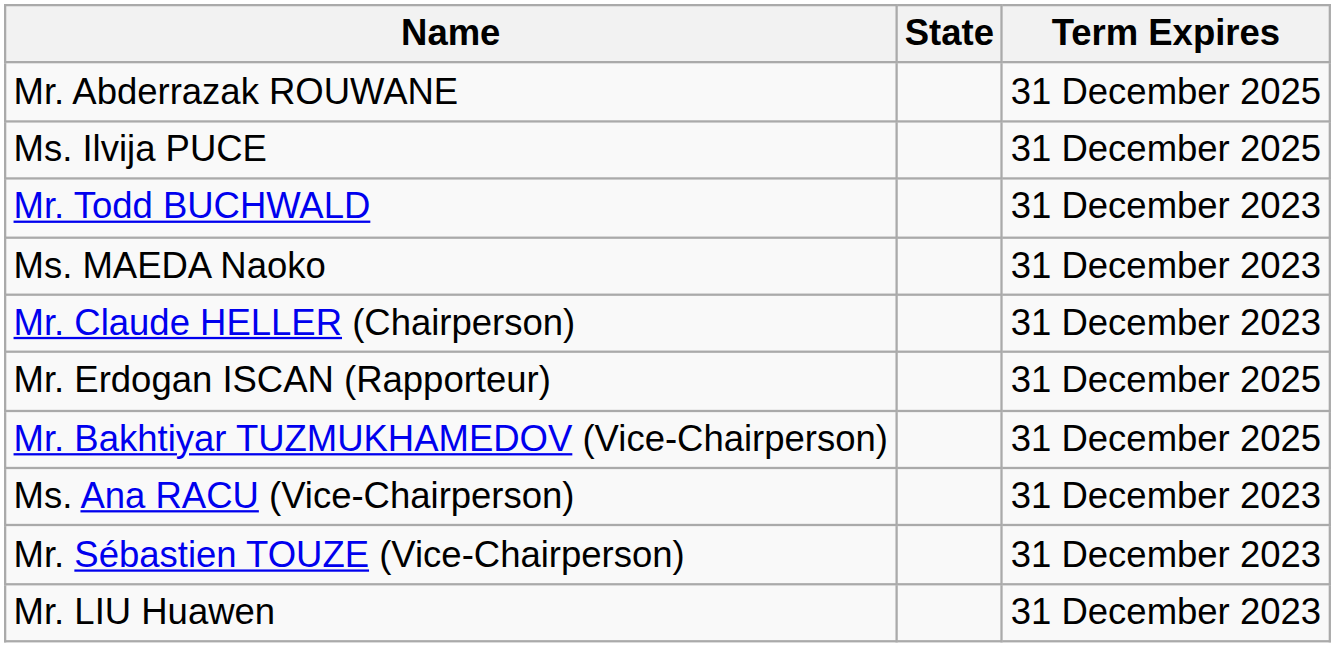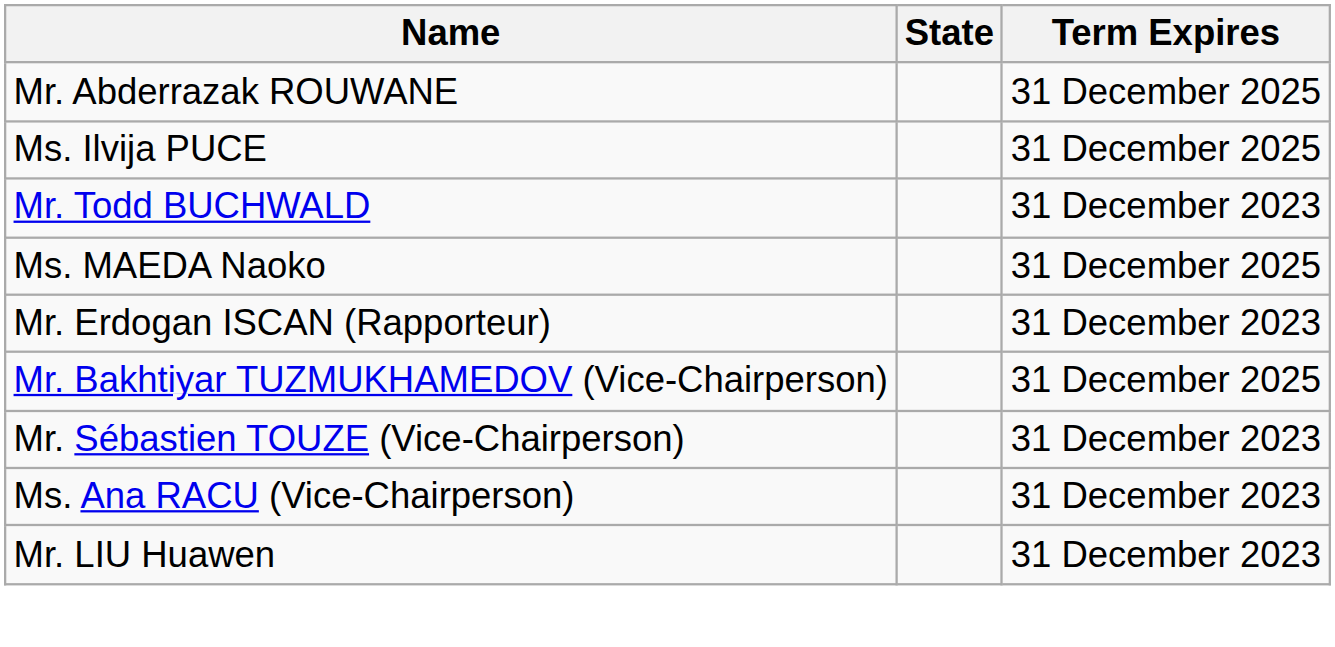(1166, 264) 31 December 2023 -> (1166, 264) 31 December 2025
- row: (294, 322)
(1166, 380) 31 December 2025 -> (1166, 322) 31 December 2023
rows swapped: (294, 496) <-> (349, 554)
